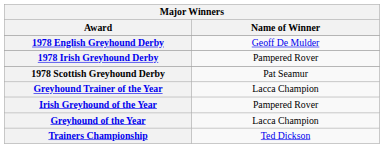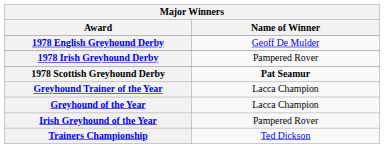(286, 74) normal -> (286, 74) bold
rows swapped: (98, 120) <-> (98, 105)
